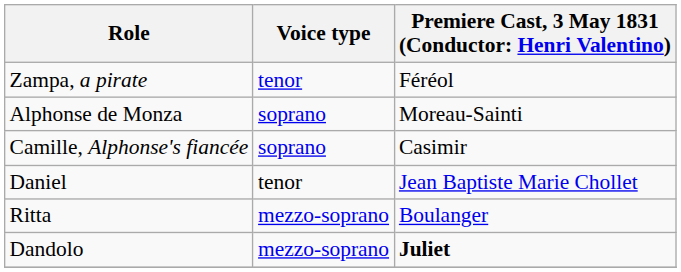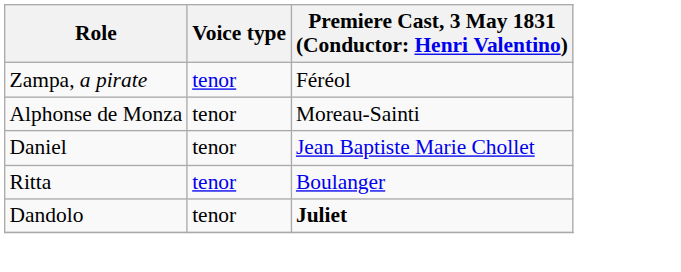(292, 113) soprano -> (214, 113) tenor
- row: (129, 147)
(324, 215) mezzo-soprano -> (214, 181) tenor
(324, 249) mezzo-soprano -> (214, 215) tenor
